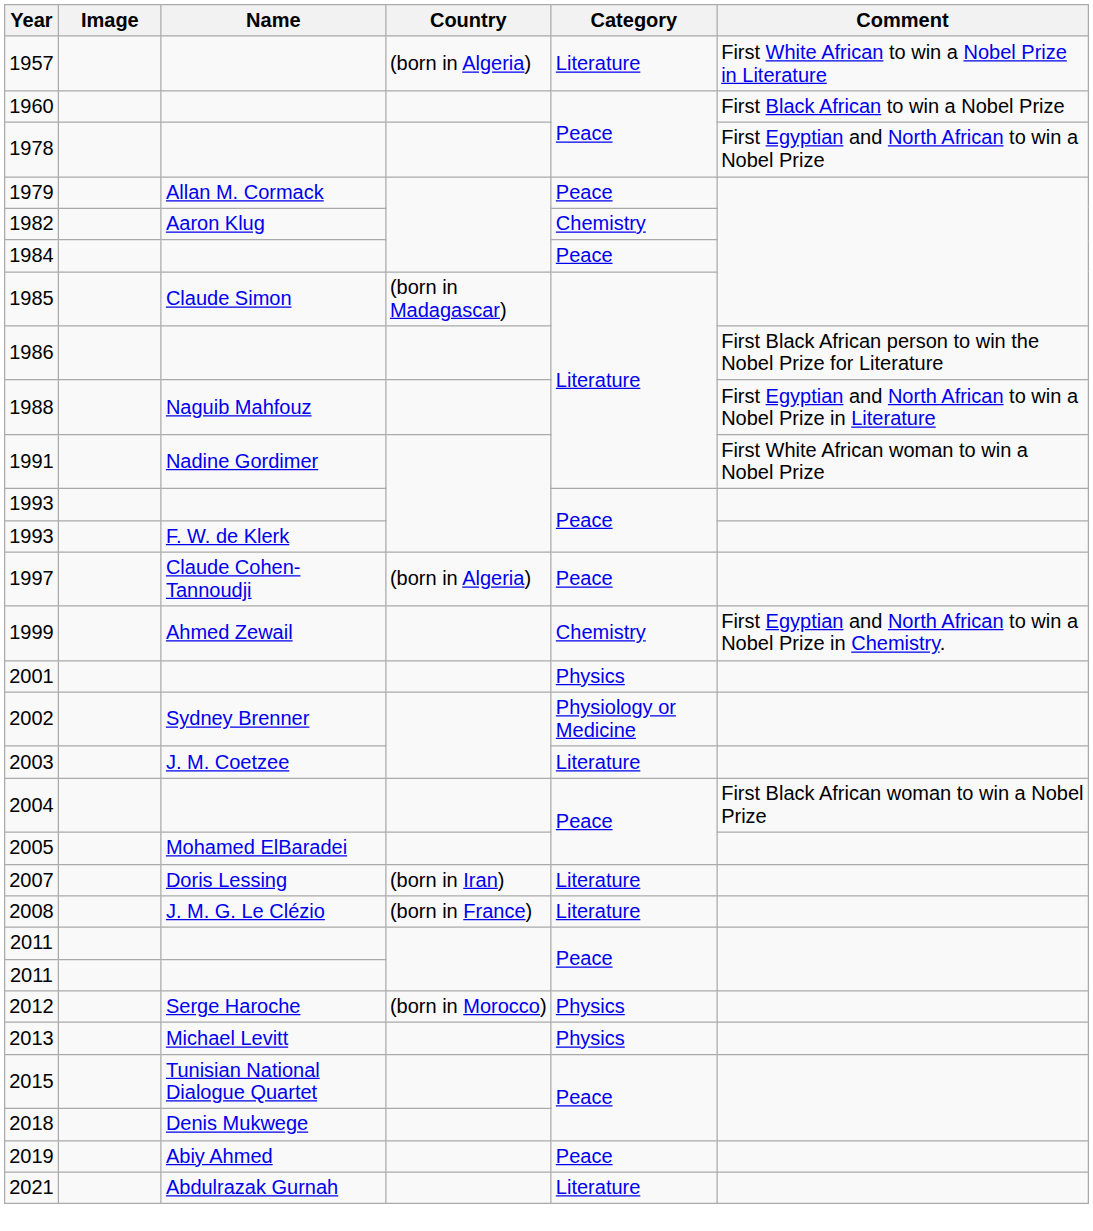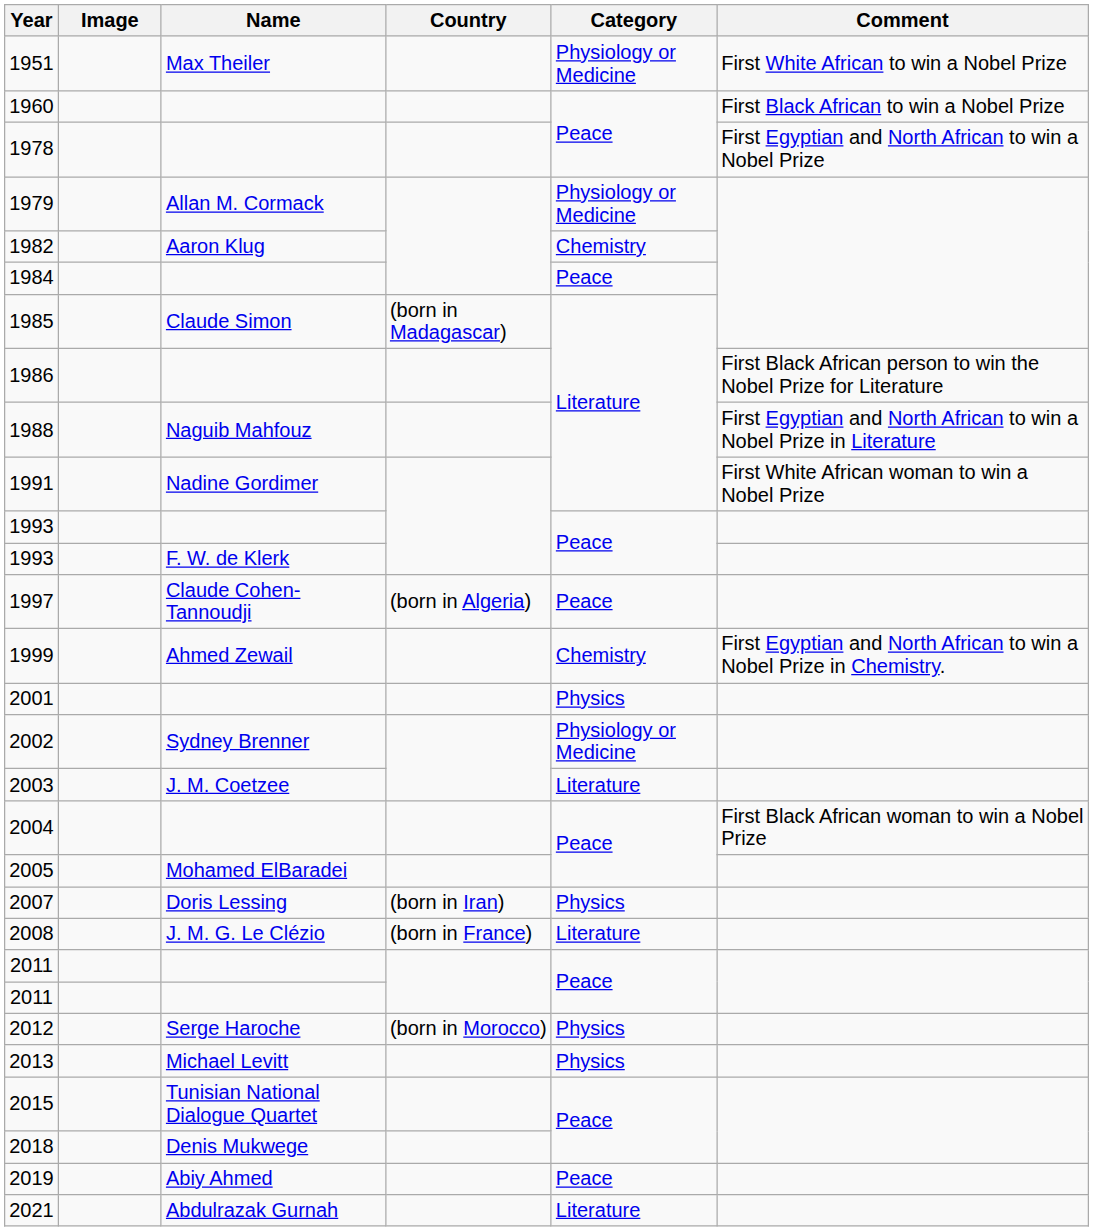+ row: (31, 63)
- row: (31, 63)
(584, 192) Peace -> (616, 203) Physiology or Medicine
(598, 879) Literature -> (590, 902) Physics
